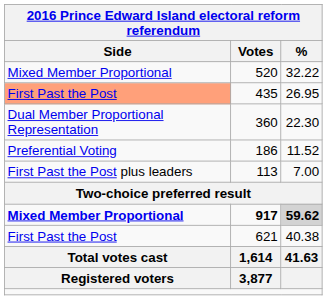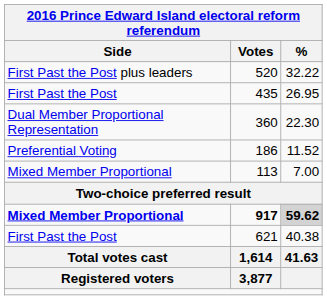(90, 73) Mixed Member Proportional -> (100, 73) First Past the Post plus leaders
(62, 94) lightsalmon background -> (62, 94) no background
(100, 172) First Past the Post plus leaders -> (90, 172) Mixed Member Proportional
